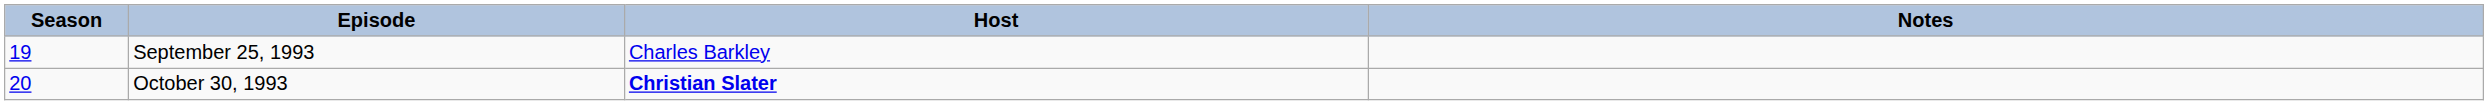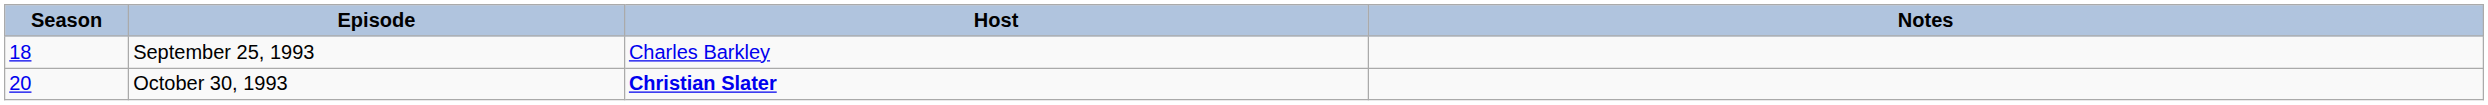(20, 52) 19 -> (20, 52) 18
